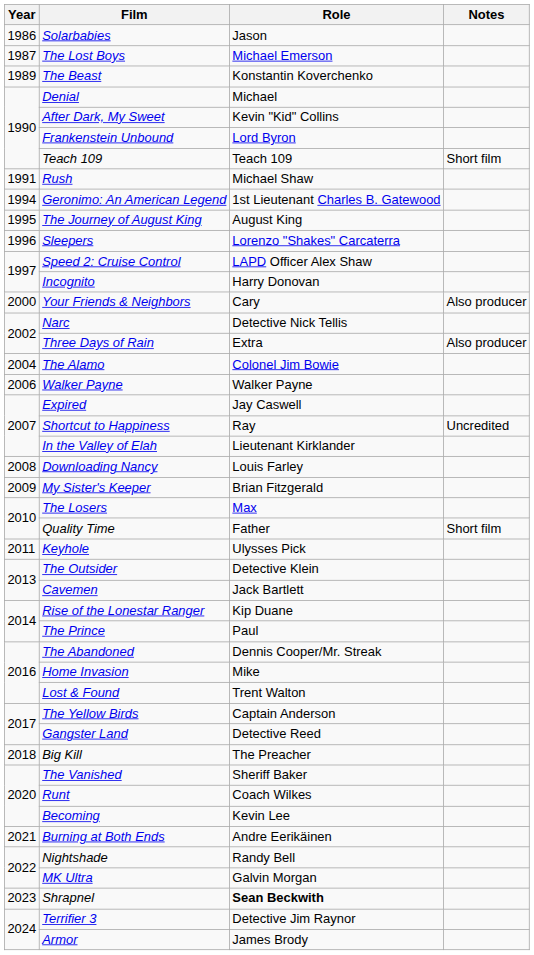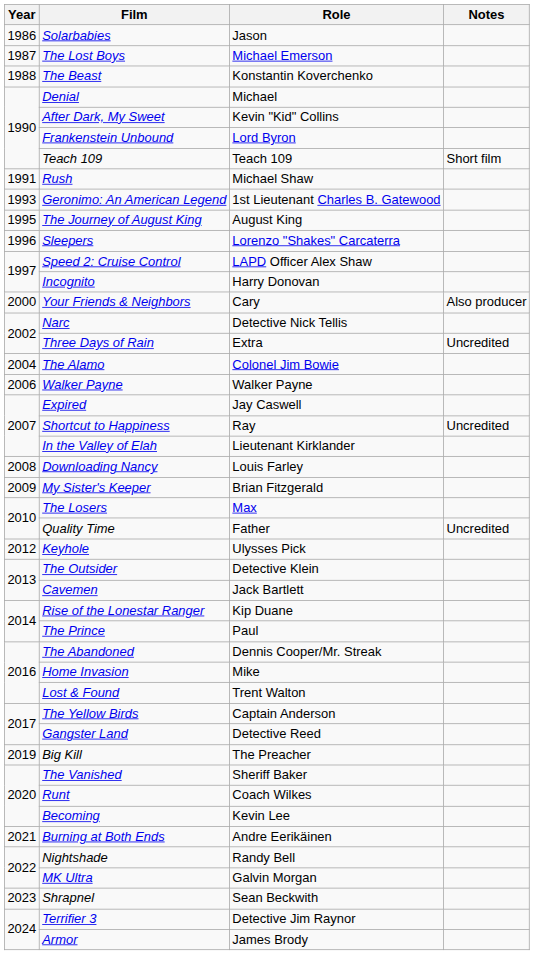(22, 76) 1989 -> (22, 76) 1988
(22, 199) 1994 -> (22, 199) 1993
(487, 343) Also producer -> (478, 343) Uncredited
(474, 528) Short film -> (478, 528) Uncredited
(21, 549) 2011 -> (22, 549) 2012
(22, 754) 2018 -> (22, 754) 2019
(278, 898) bold -> (275, 898) normal
